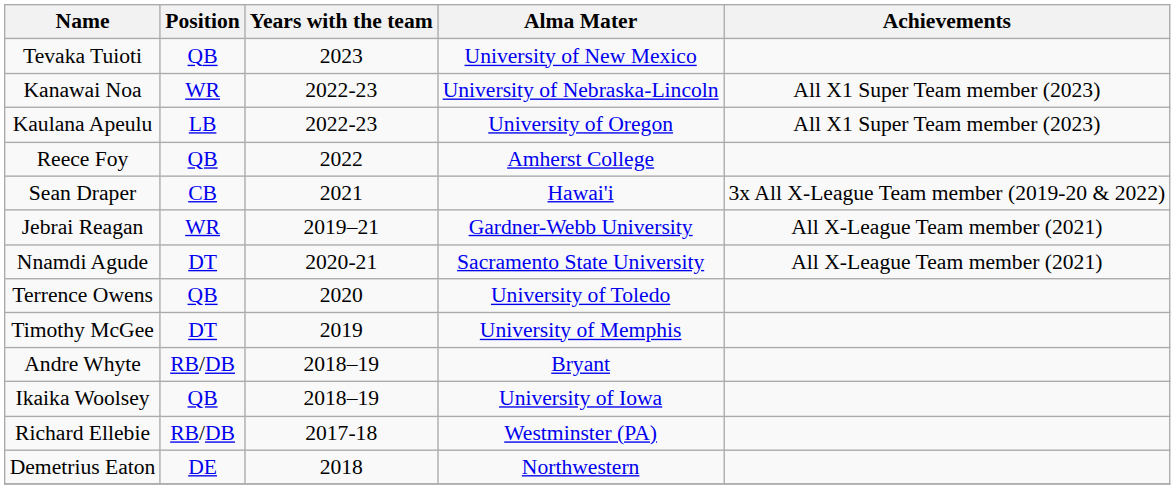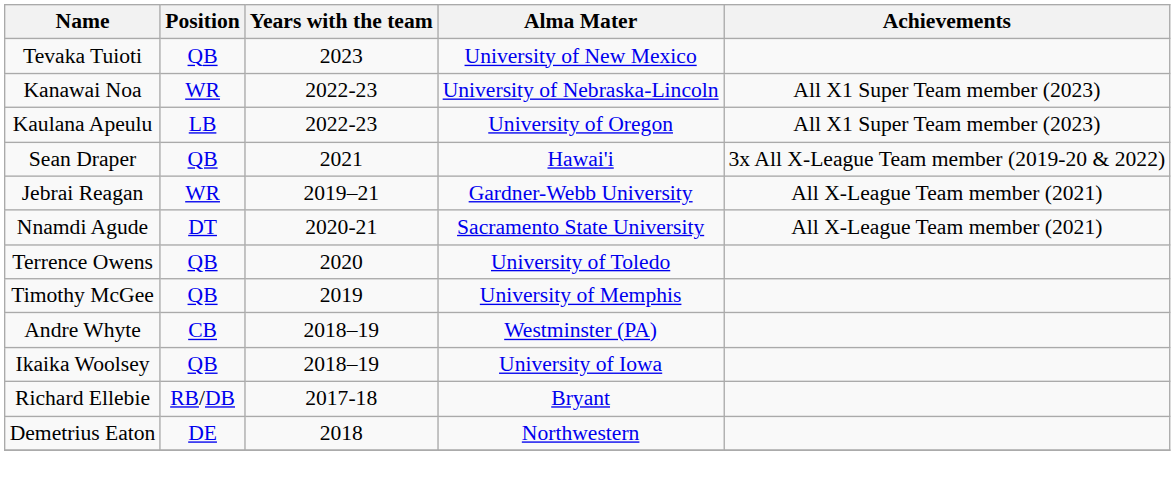- row: (83, 158)
(203, 192) CB -> (203, 158) QB
(203, 329) DT -> (203, 295) QB
(203, 364) RB/DB -> (203, 329) CB
(581, 364) Bryant -> (581, 329) Westminster (PA)
(581, 432) Westminster (PA) -> (581, 398) Bryant
